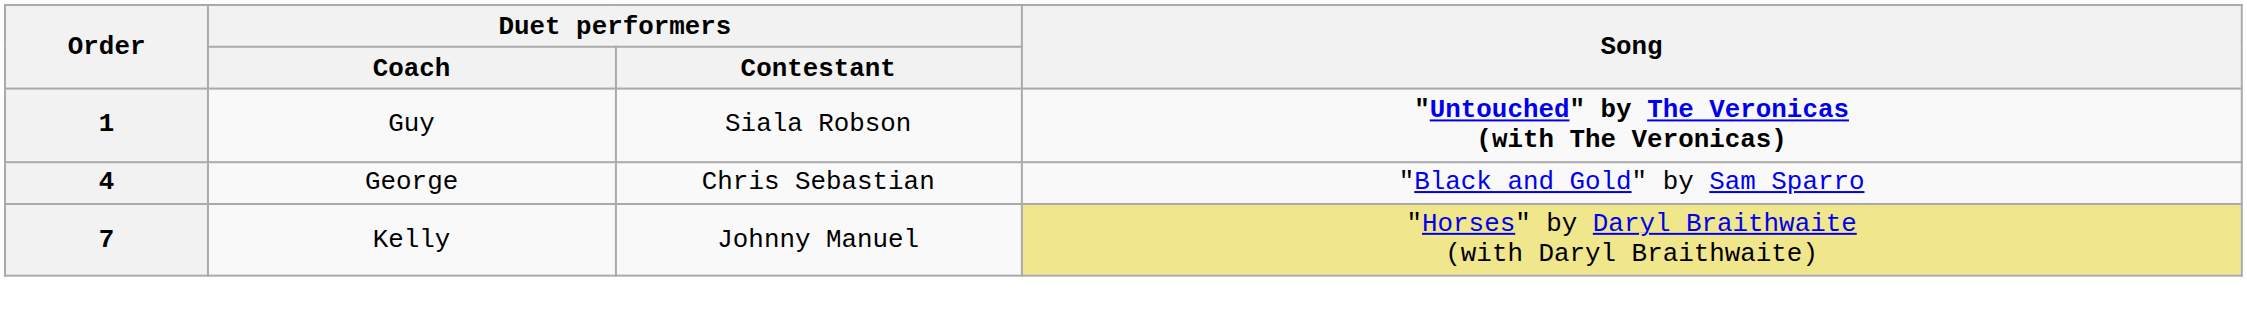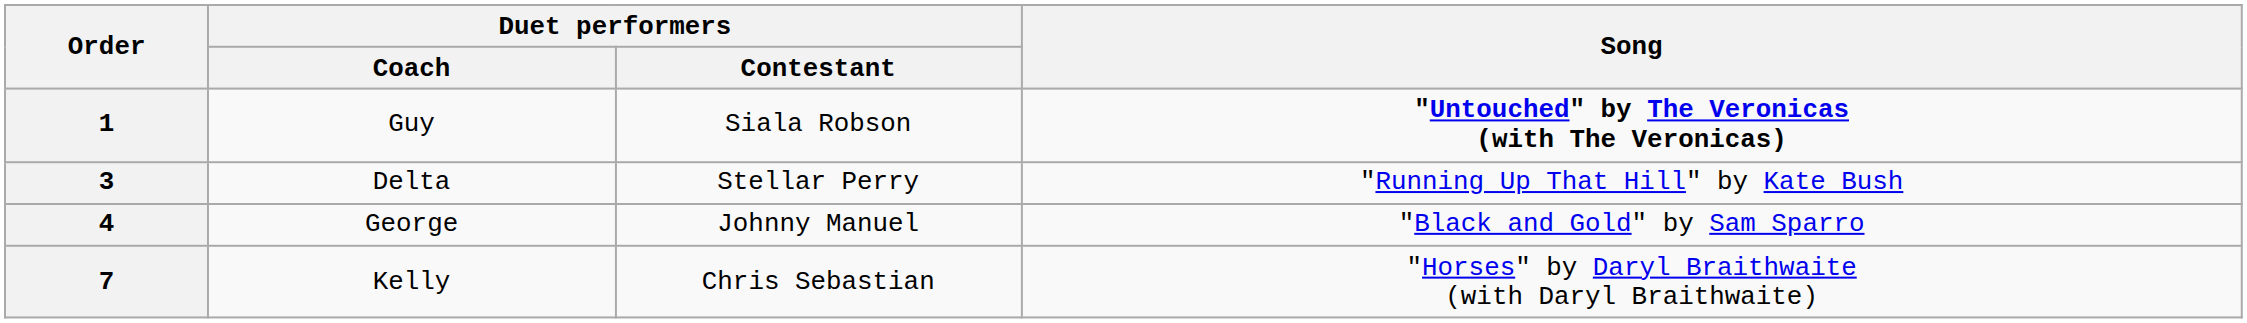+ row: (107, 182)
(818, 182) Chris Sebastian -> (818, 225) Johnny Manuel
(818, 240) Johnny Manuel -> (818, 282) Chris Sebastian
(1632, 240) khaki background -> (1632, 282) no background
